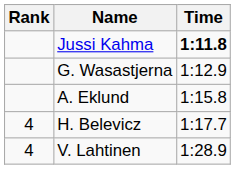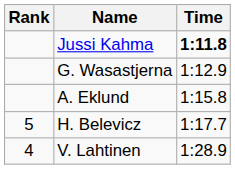(29, 124) 4 -> (29, 124) 5
